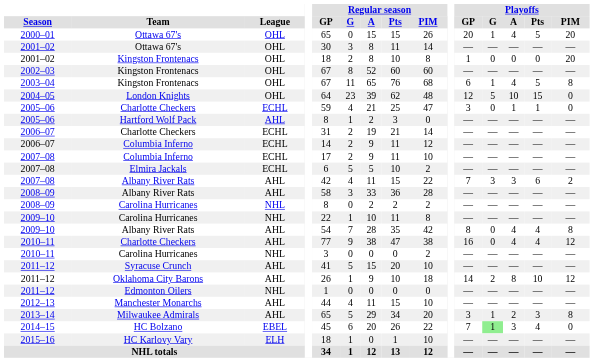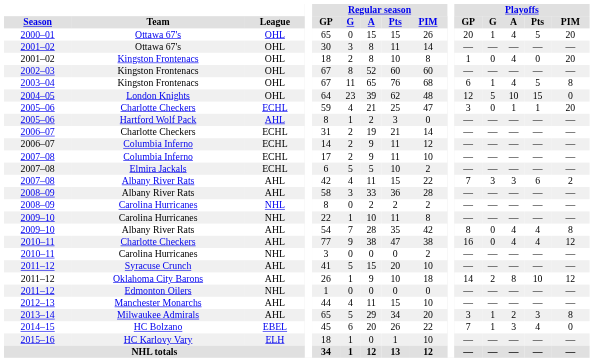(514, 59) 0 -> (514, 59) 4
(570, 107) 0 -> (570, 107) 20
(493, 327) lightgreen background -> (493, 327) no background
